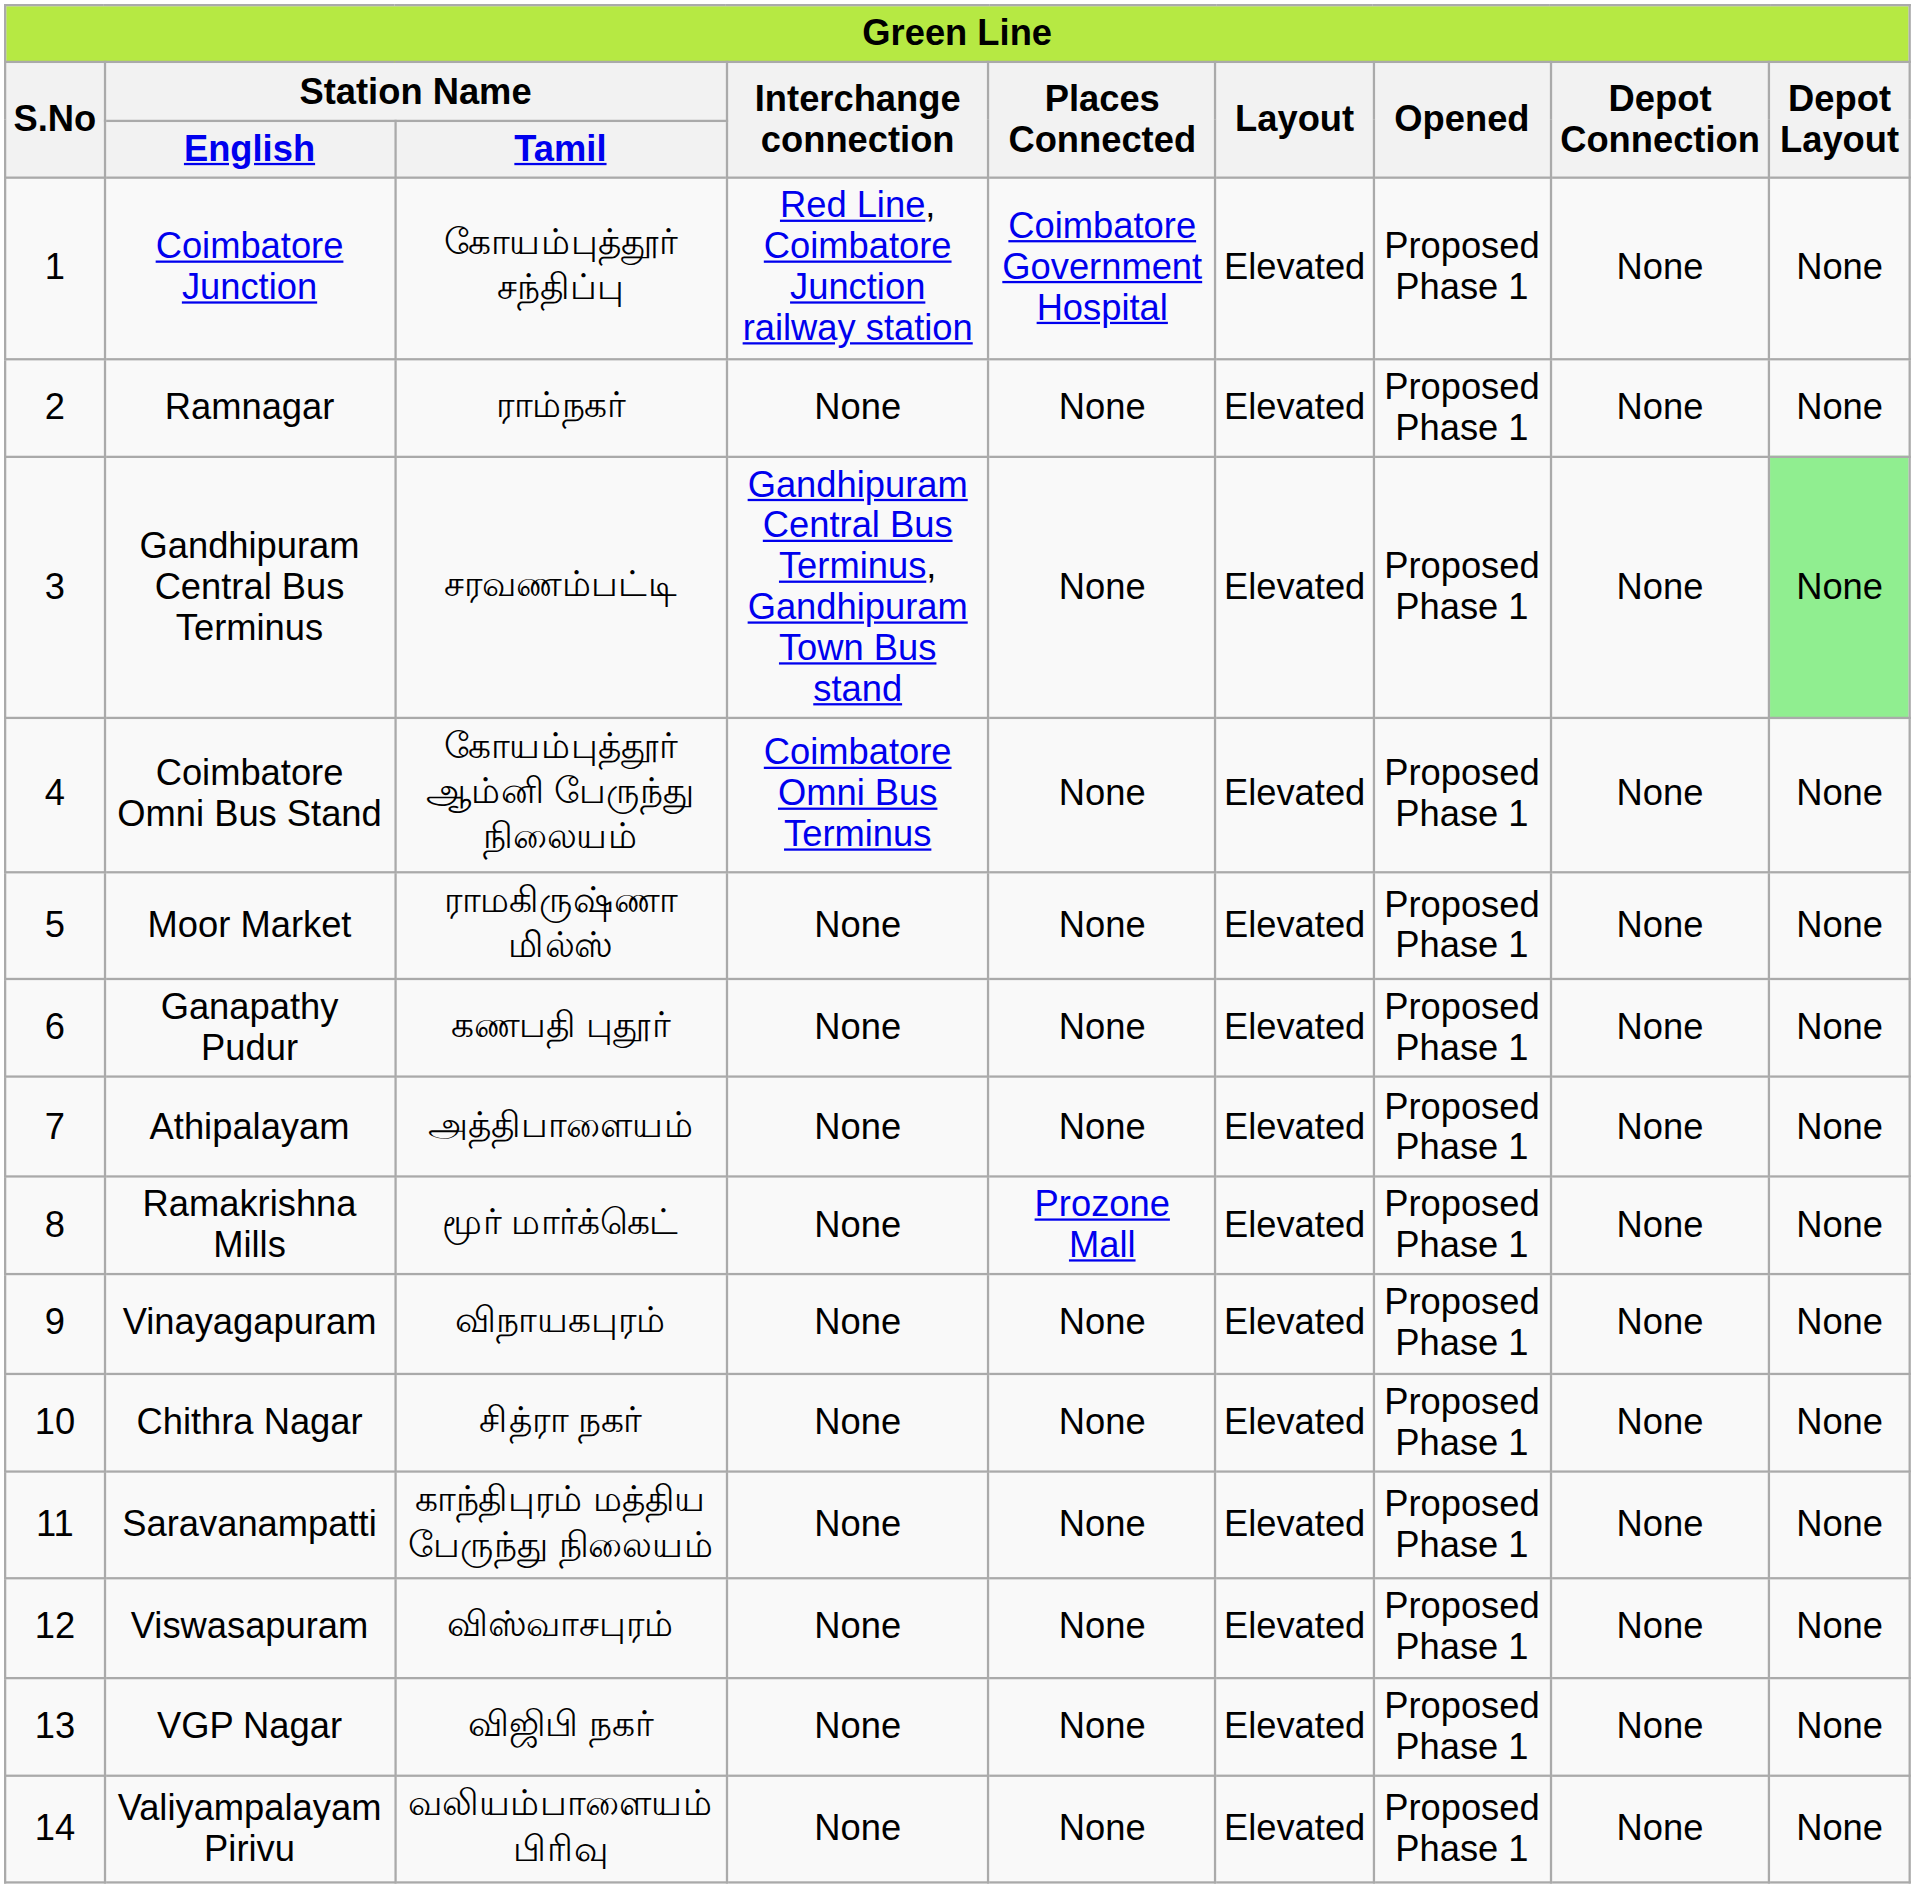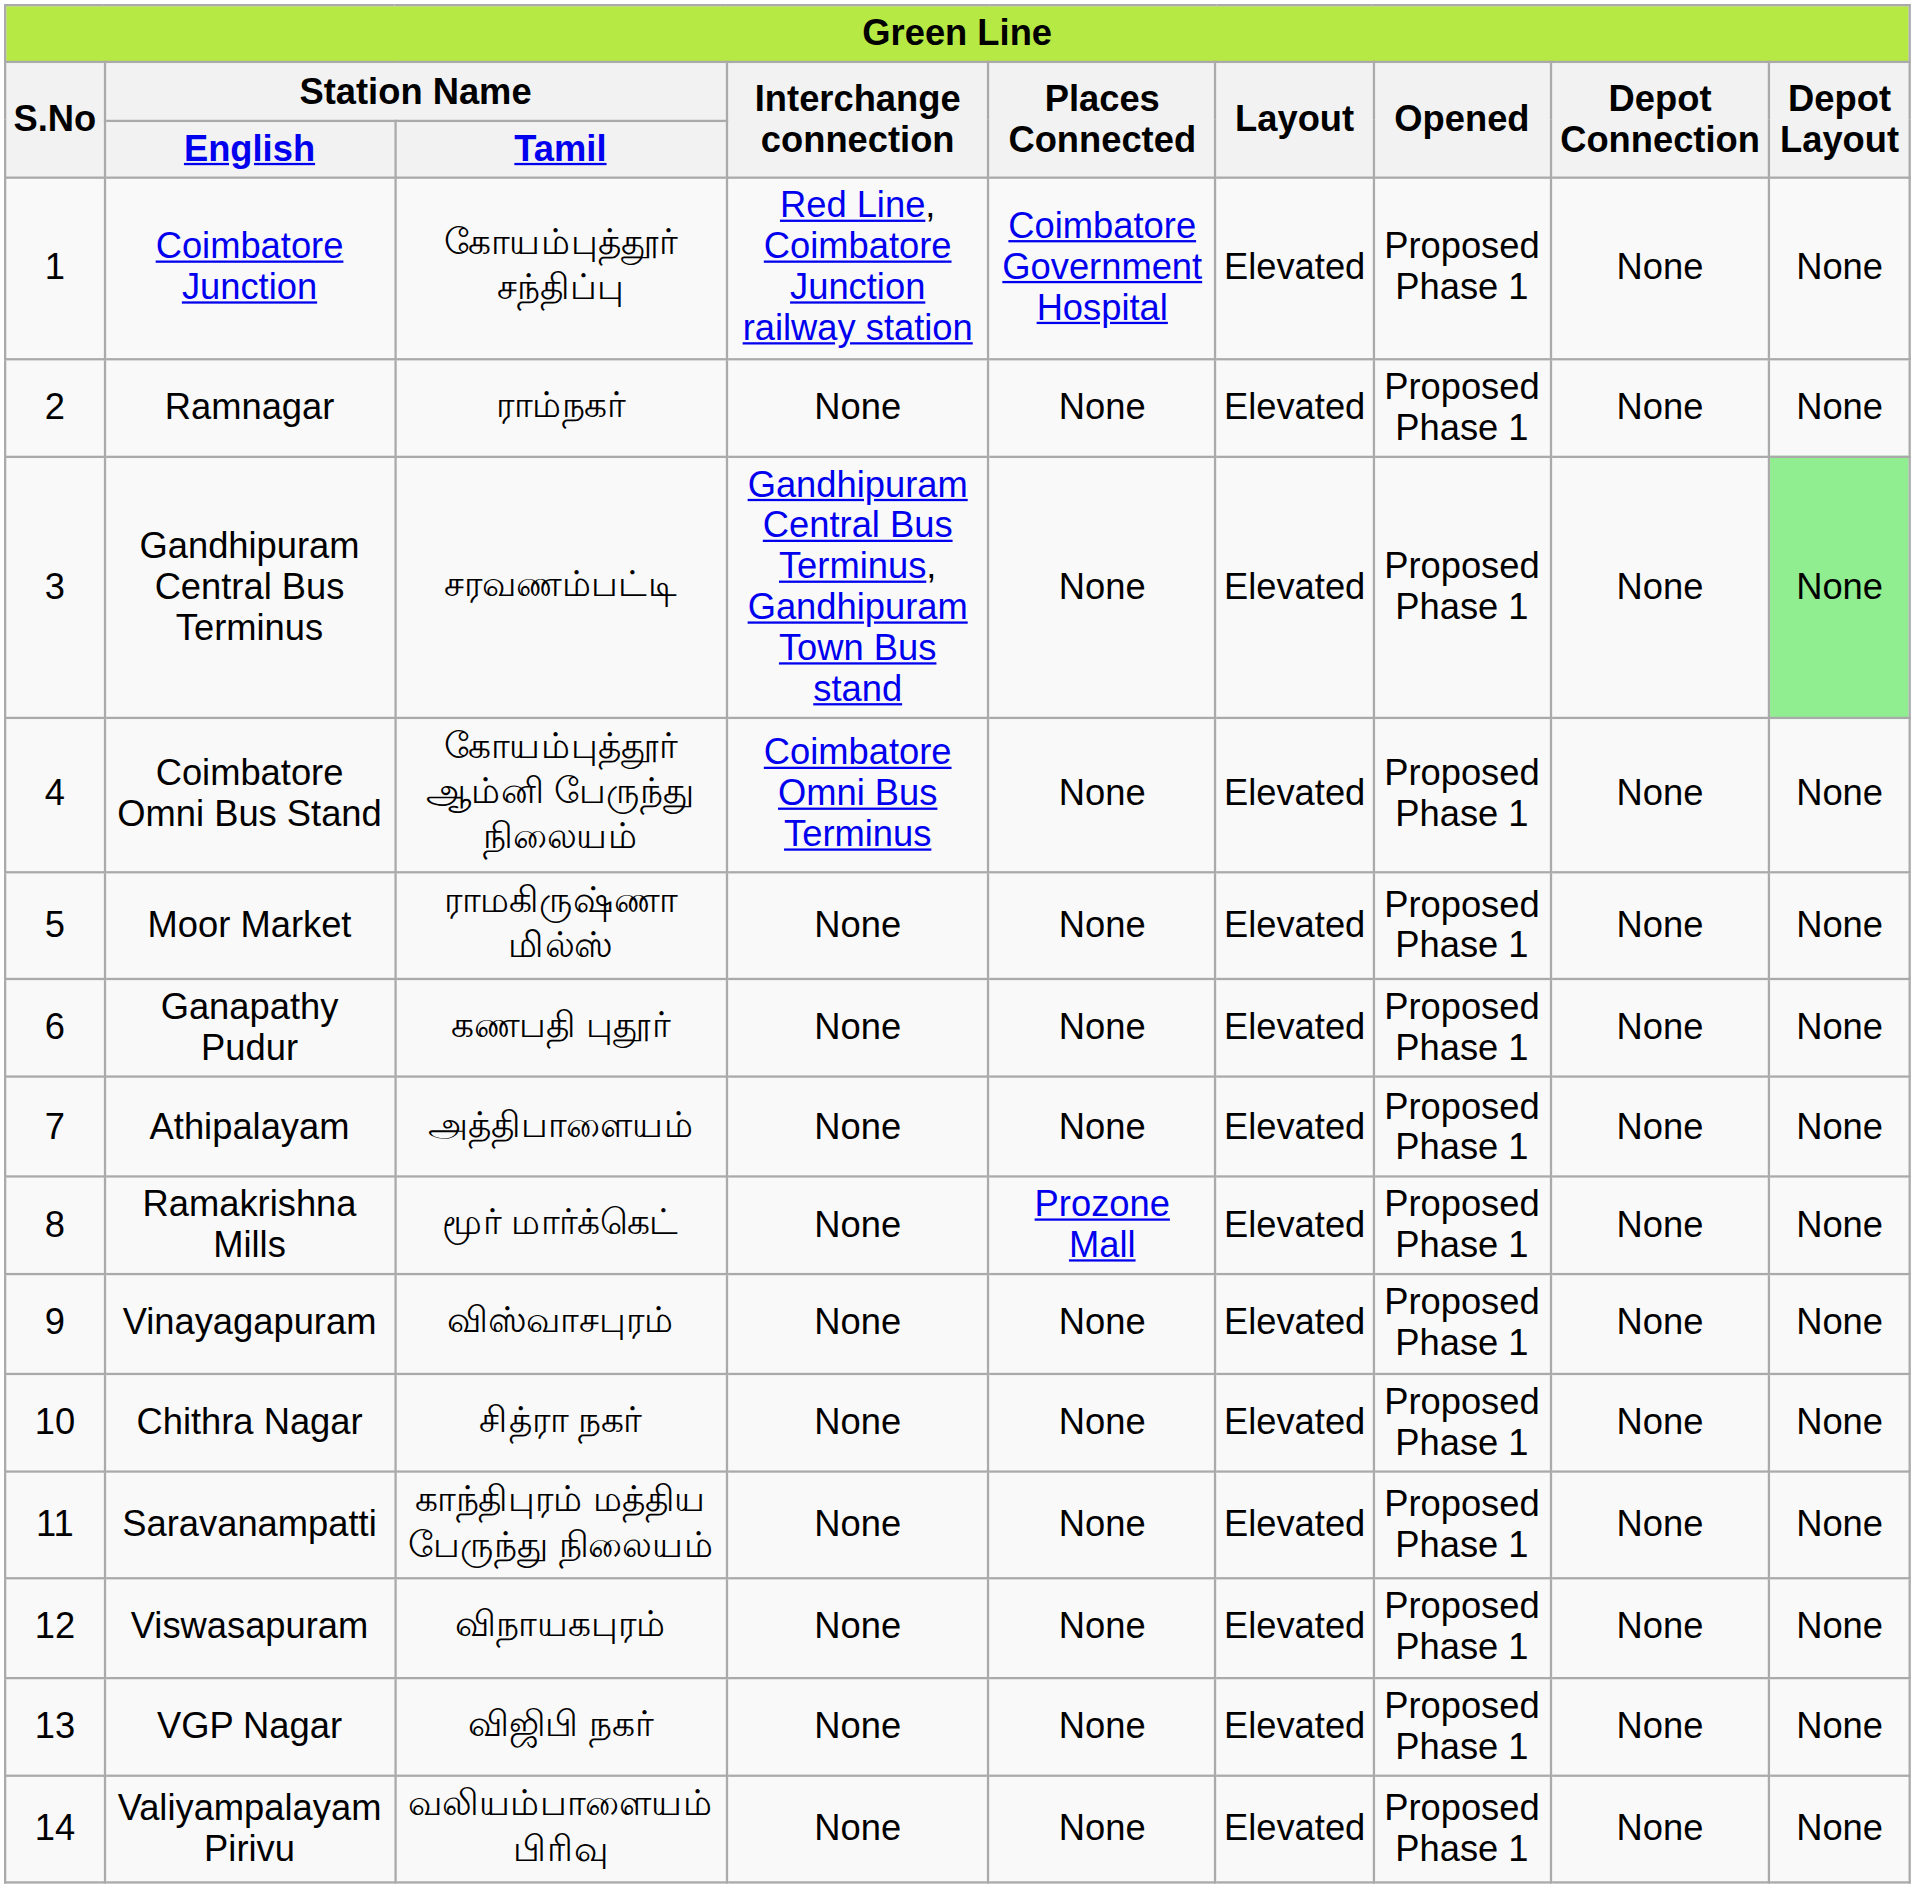(560, 1320) விநாயகபுரம் -> (560, 1320) விஸ்வாசபுரம்
(560, 1625) விஸ்வாசபுரம் -> (560, 1625) விநாயகபுரம்
